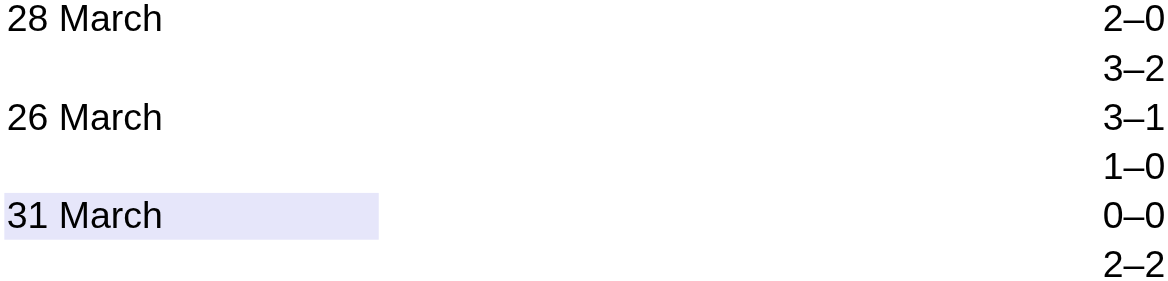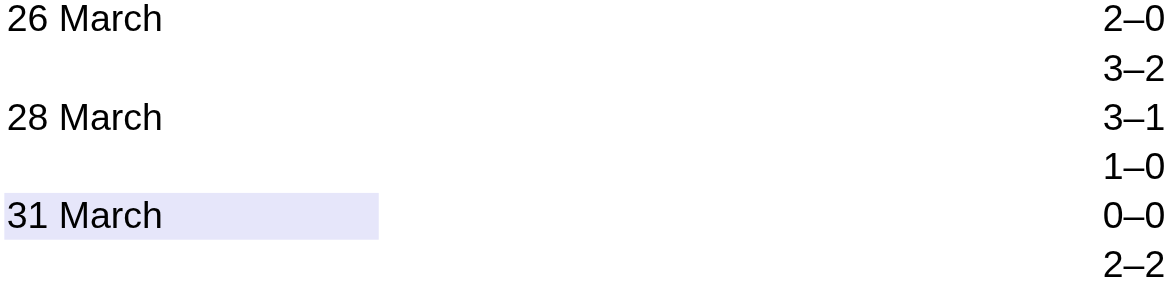(85, 19) 28 March -> (85, 19) 26 March
(85, 117) 26 March -> (85, 117) 28 March
